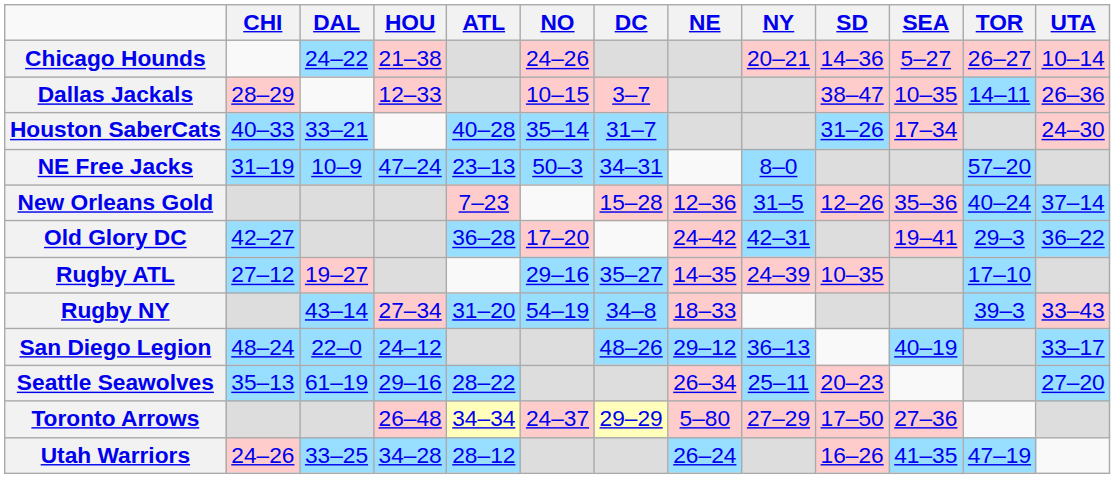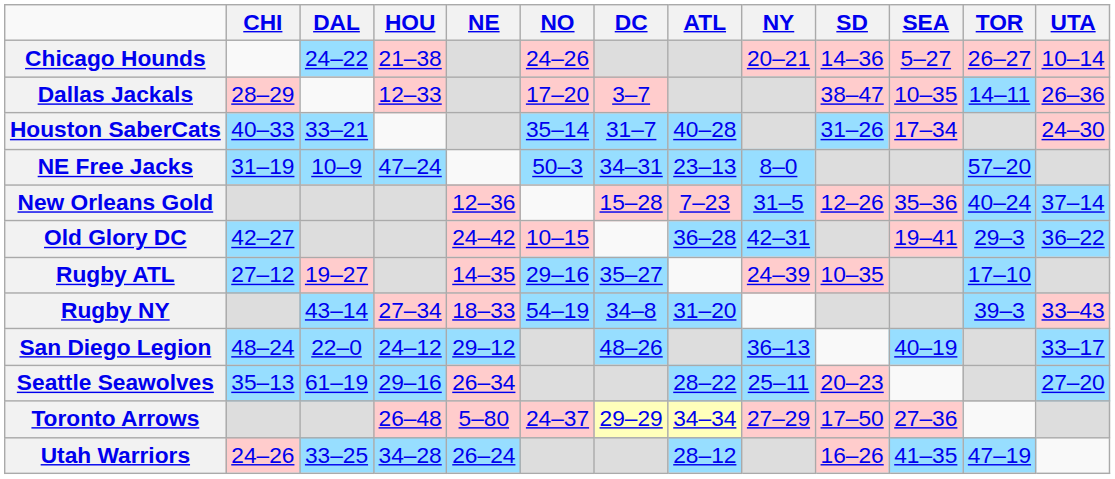columns swapped: (705, 22) <-> (484, 22)
(557, 94) 10–15 -> (557, 94) 17–20
(557, 238) 17–20 -> (557, 238) 10–15
